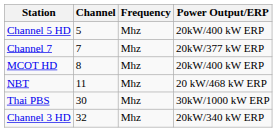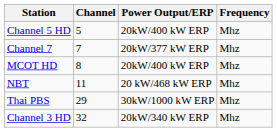columns swapped: (146, 13) <-> (223, 13)
(81, 100) 30 -> (81, 100) 29
